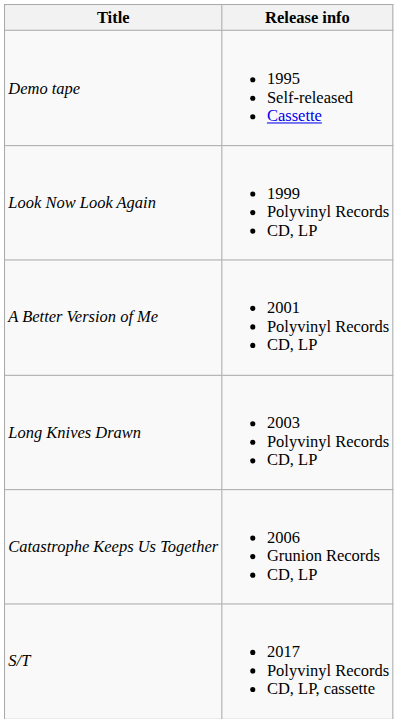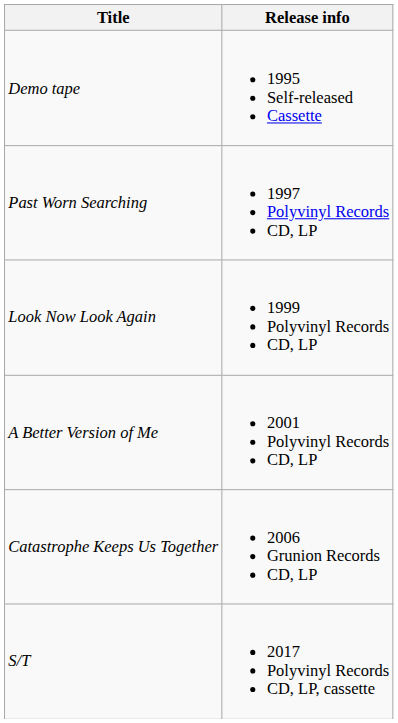+ row: (78, 202)
- row: (75, 432)
